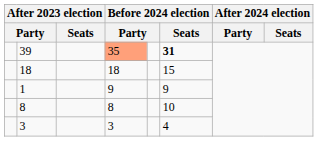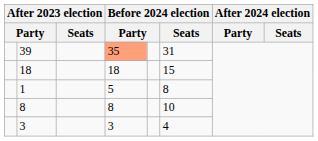(169, 51) bold -> (169, 51) normal
(111, 88) 9 -> (111, 88) 5
(166, 88) 9 -> (166, 88) 8
